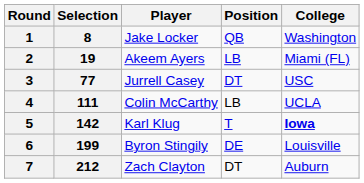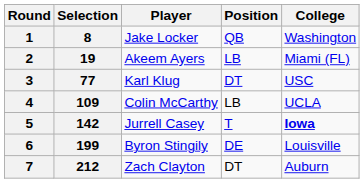(164, 80) Jurrell Casey -> (152, 80) Karl Klug
(88, 102) 111 -> (88, 102) 109
(152, 124) Karl Klug -> (164, 124) Jurrell Casey
